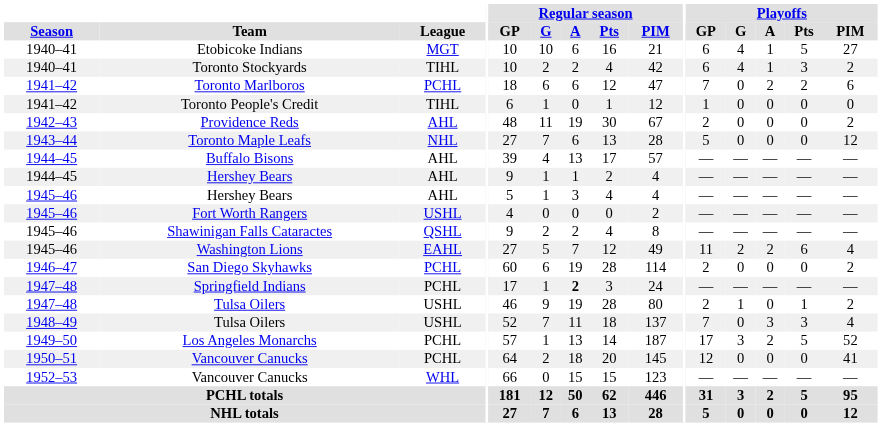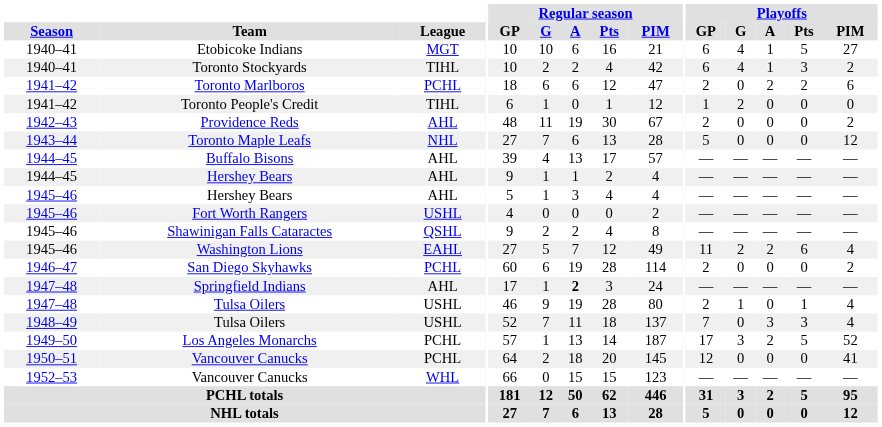(706, 85) 7 -> (706, 85) 2
(741, 104) 0 -> (741, 104) 2
(443, 286) PCHL -> (443, 286) AHL
(850, 304) 2 -> (850, 304) 4
